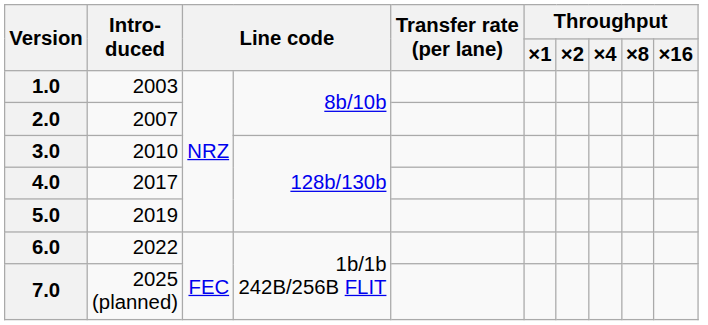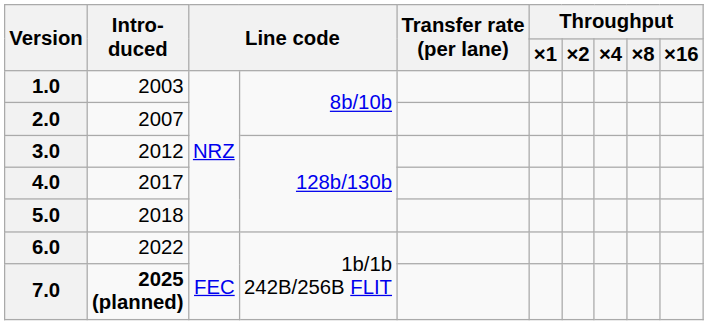(155, 151) 2010 -> (161, 151) 2012
(155, 215) 2019 -> (161, 215) 2018
(135, 291) normal -> (138, 291) bold
